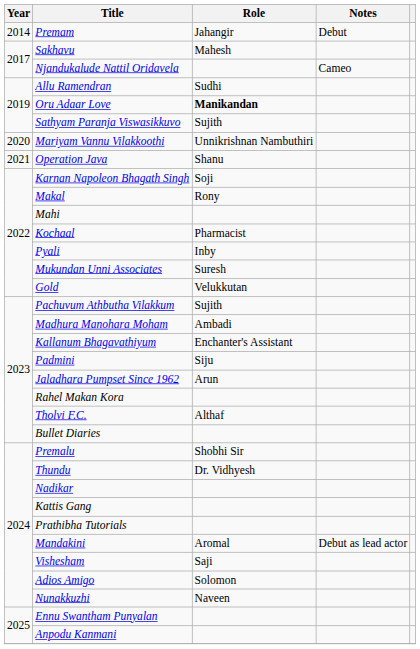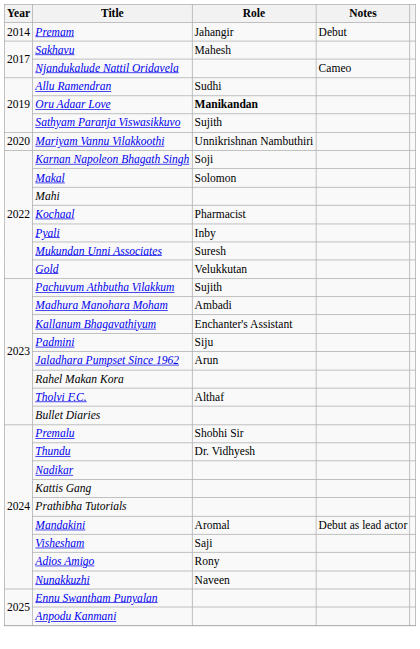- row: (71, 159)
(207, 196) Rony -> (215, 178) Solomon
(215, 580) Solomon -> (207, 561) Rony
